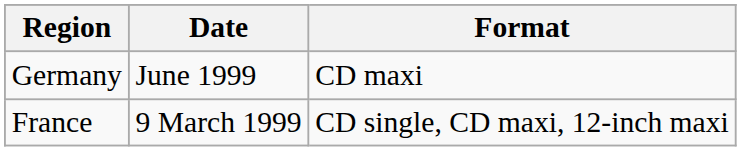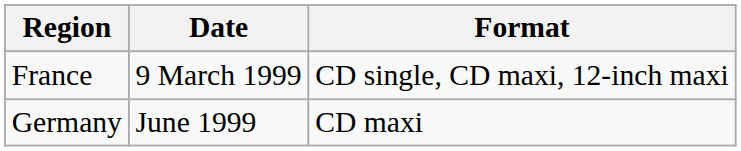rows swapped: (52, 121) <-> (67, 74)
